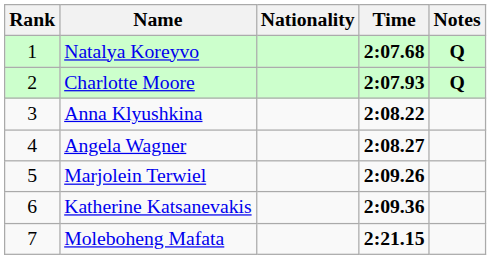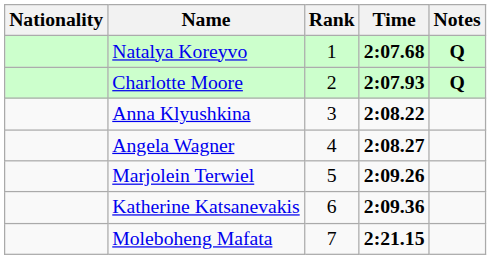columns swapped: (32, 20) <-> (308, 20)
